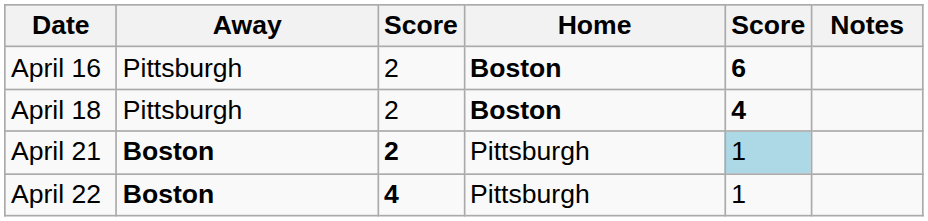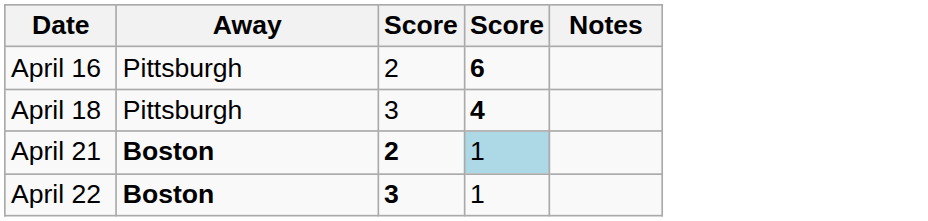- column: (595, 25)
(391, 109) 2 -> (391, 109) 3
(391, 194) 4 -> (391, 194) 3
